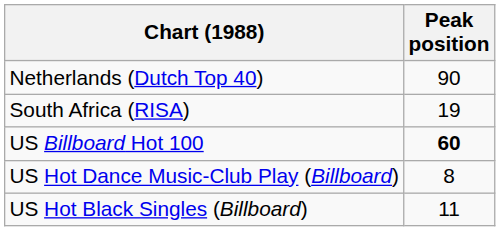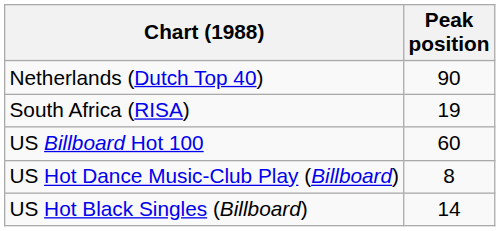(449, 143) bold -> (449, 143) normal
(449, 209) 11 -> (449, 209) 14
